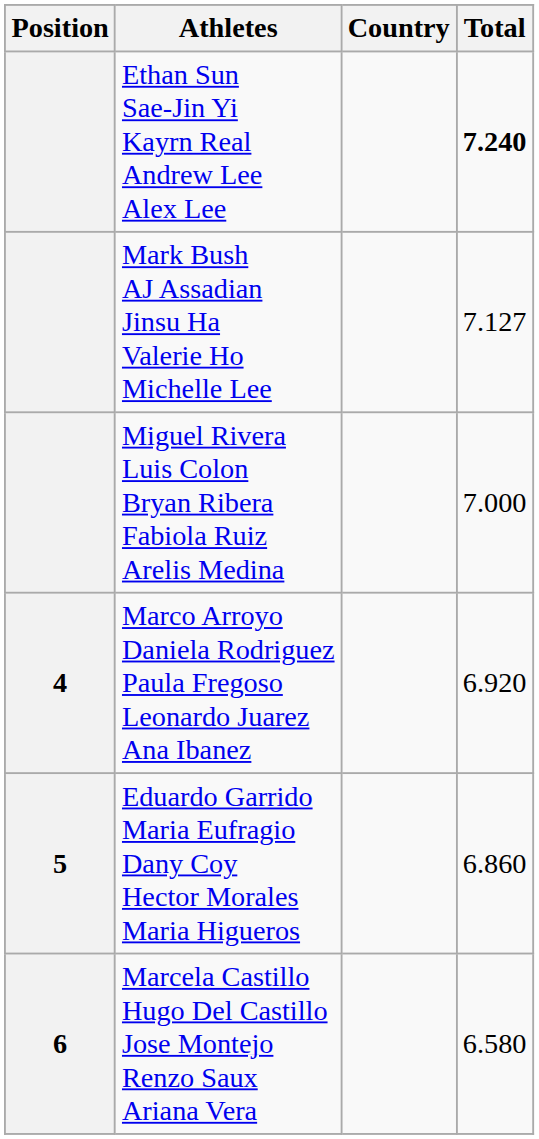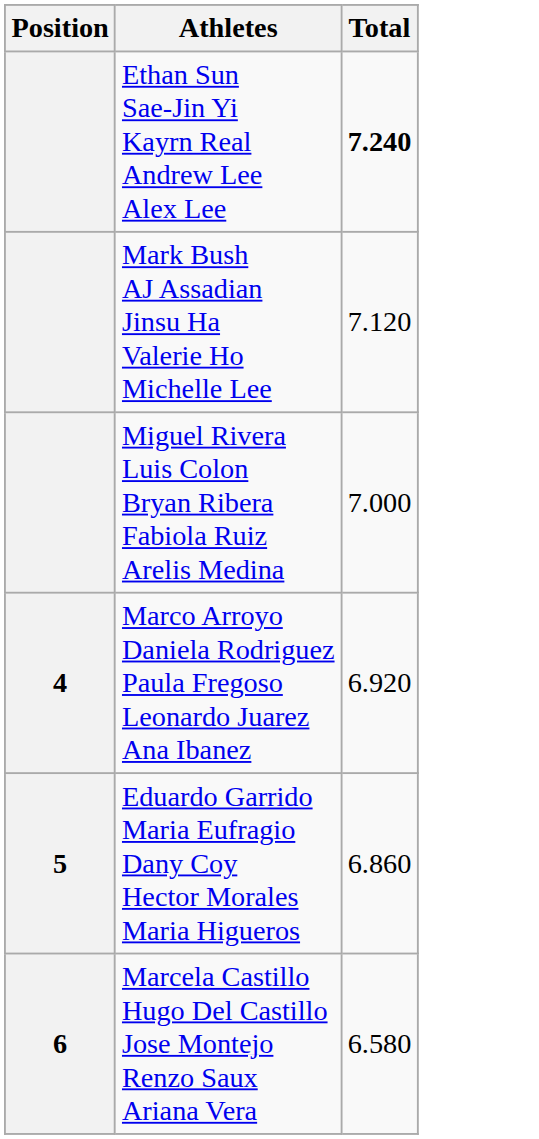- column: (399, 27)
(495, 322) 7.127 -> (379, 322) 7.120
